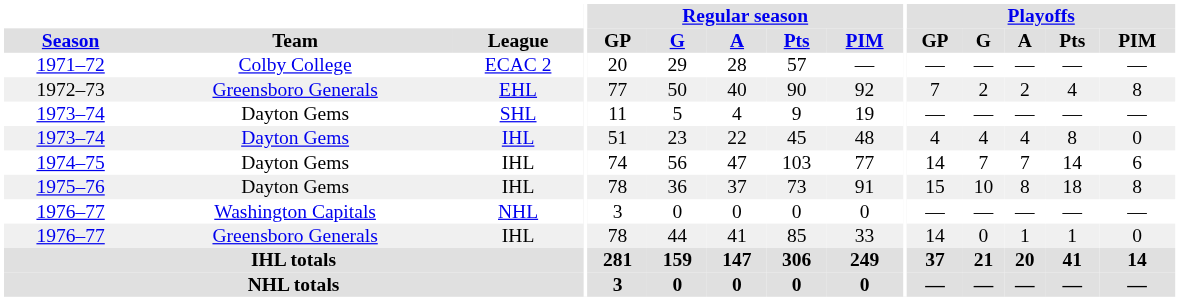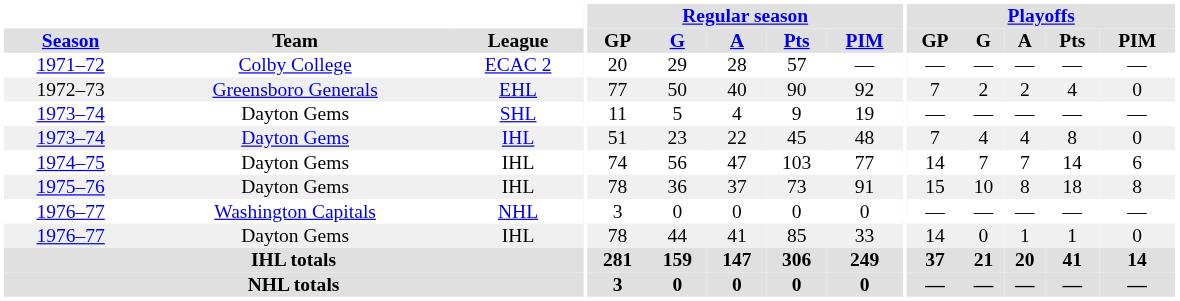(1137, 89) 8 -> (1137, 89) 0
(935, 138) 4 -> (935, 138) 7
(295, 235) Greensboro Generals -> (295, 235) Dayton Gems
